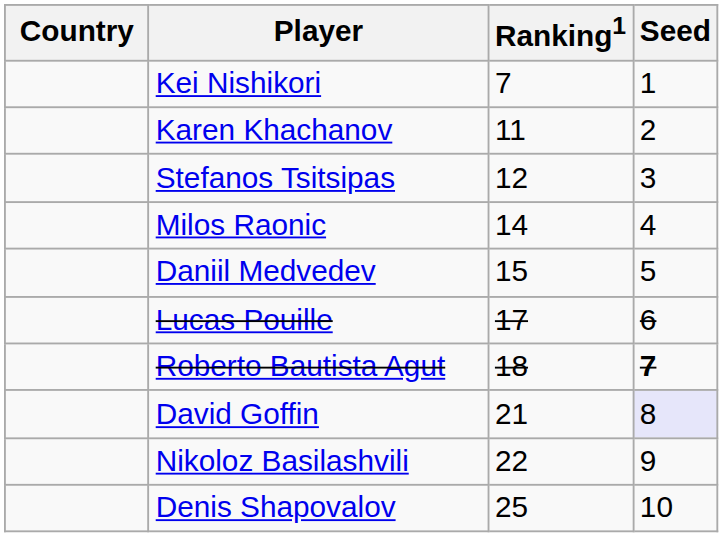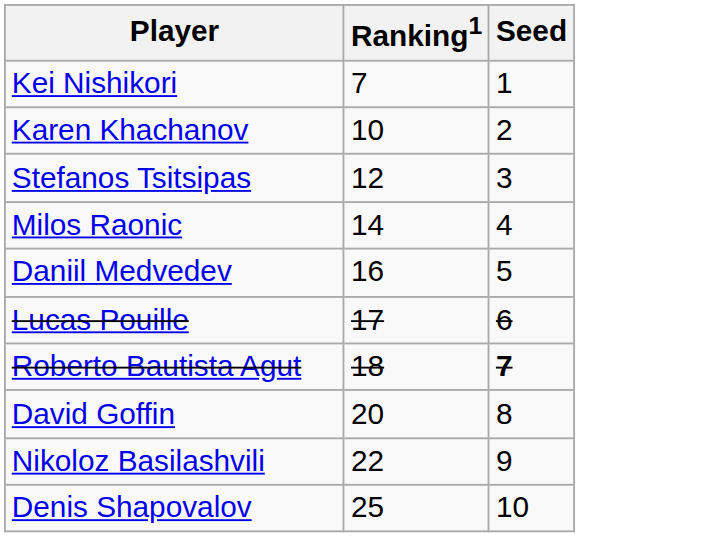- column: (77, 32)
(510, 130) 11 -> (368, 130) 10
(511, 272) 15 -> (368, 272) 16
(511, 413) 21 -> (368, 413) 20
(648, 413) lavender background -> (504, 413) no background
